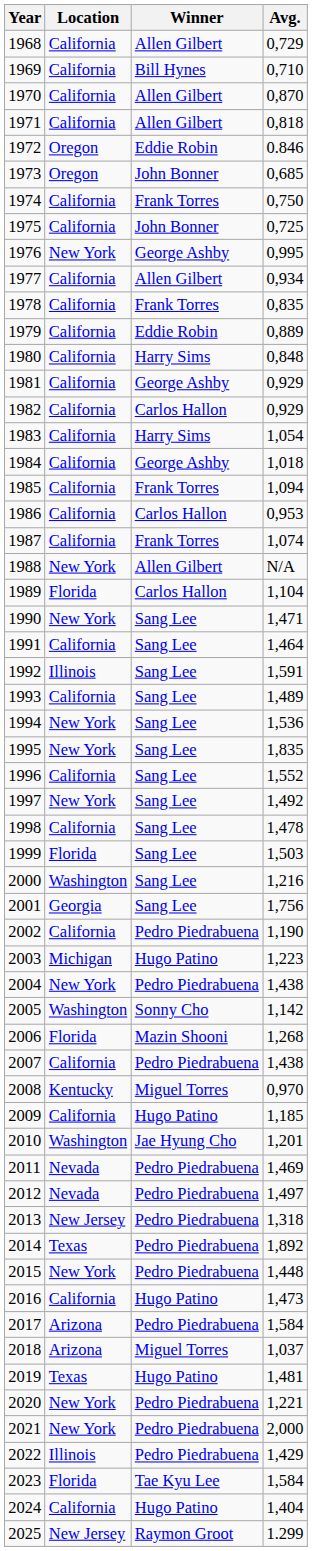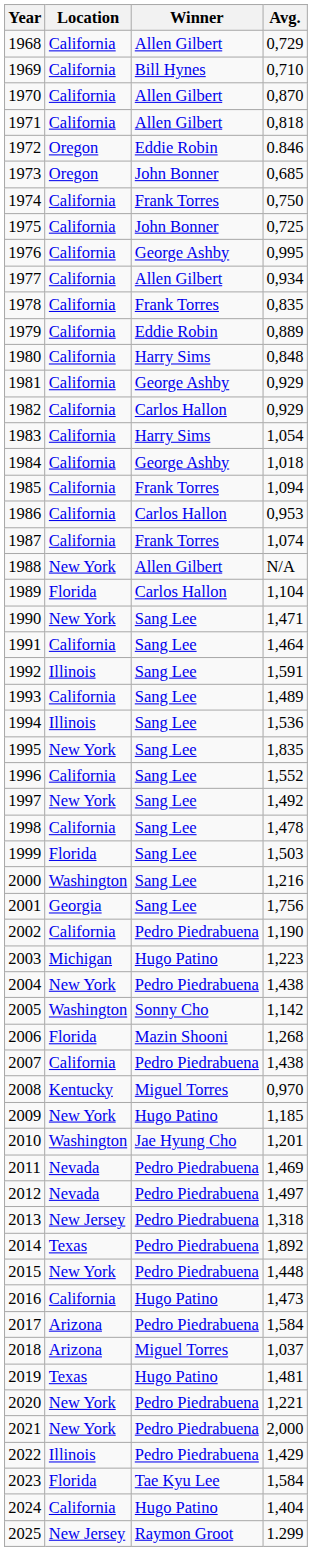(82, 252) New York -> (82, 252) California
(82, 723) New York -> (72, 723) Illinois
(82, 1115) California -> (82, 1115) New York
